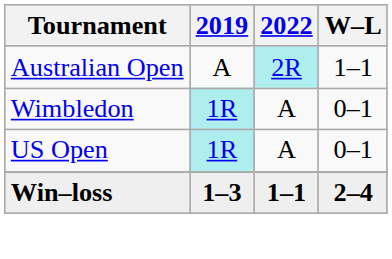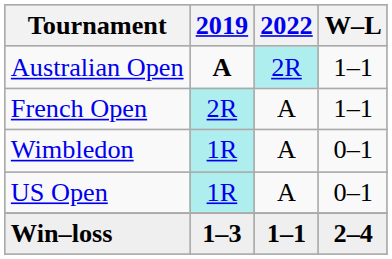(222, 66) normal -> (222, 66) bold
+ row: (79, 108)
